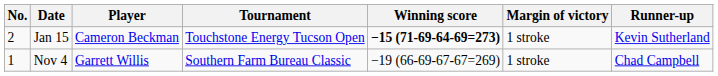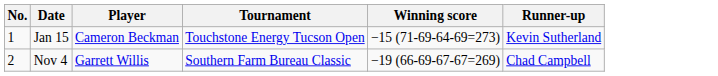- column: (557, 15)
(11, 38) 2 -> (11, 38) 1
(436, 38) bold -> (435, 38) normal
(11, 60) 1 -> (11, 60) 2
